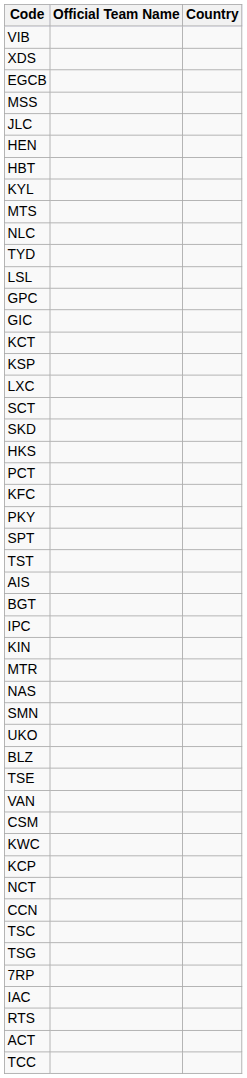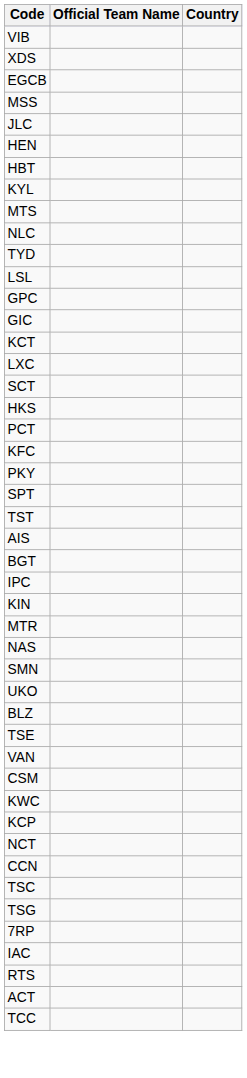- row: (21, 364)
- row: (22, 430)
